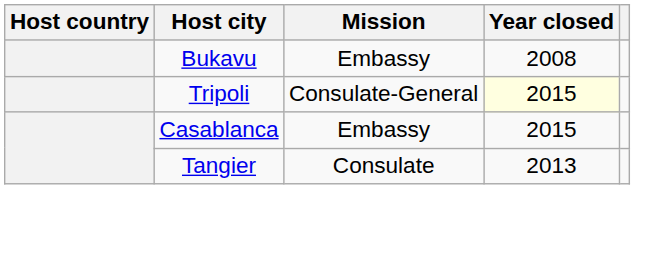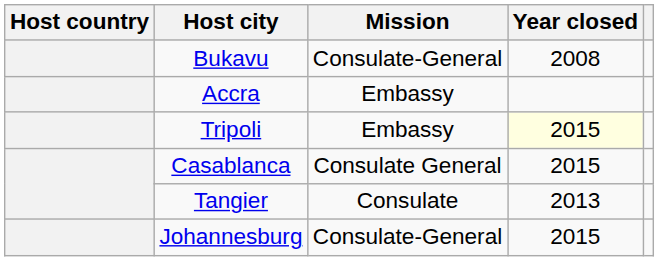(384, 58) Embassy -> (408, 58) Consulate-General
+ row: (231, 93)
(384, 93) Consulate-General -> (408, 129) Embassy
(384, 129) Embassy -> (408, 165) Consulate General
+ row: (231, 237)
